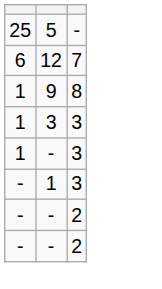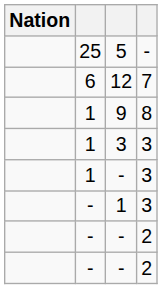+ column: (40, 21)
